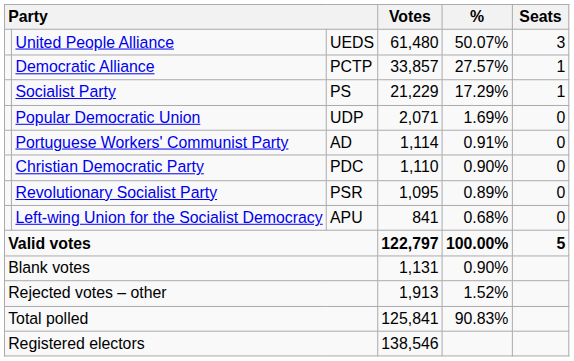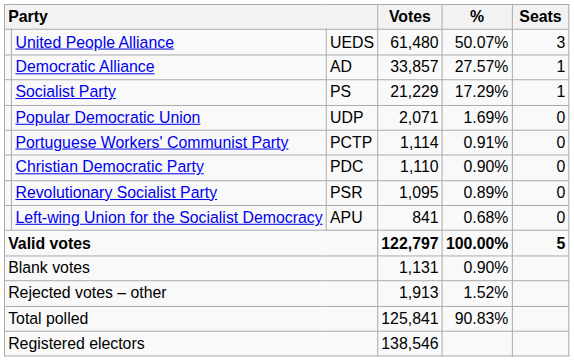(351, 67) PCTP -> (341, 67) AD
(341, 142) AD -> (351, 142) PCTP
